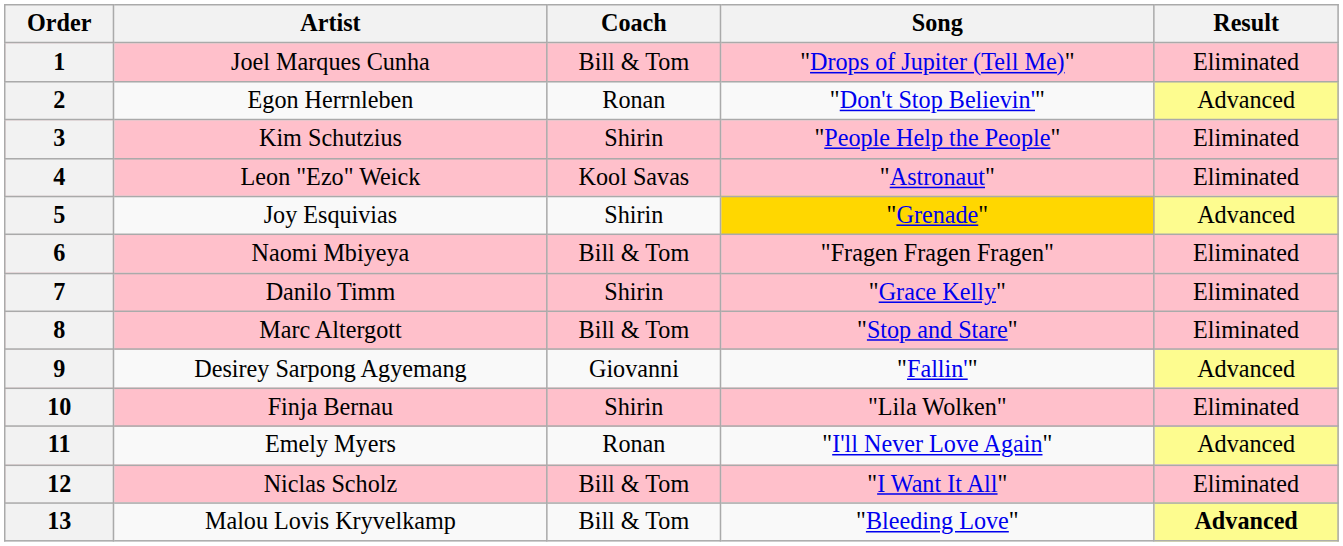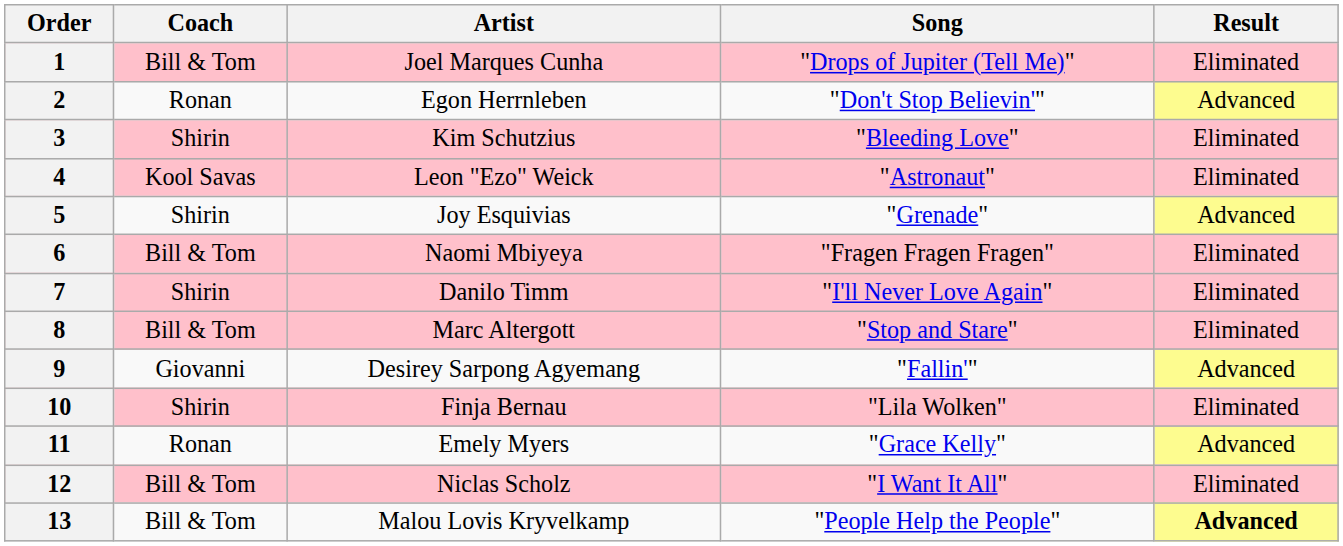columns swapped: (634, 23) <-> (330, 23)
(937, 138) "People Help the People" -> (937, 138) "Bleeding Love"
(937, 215) gold background -> (937, 215) no background
(937, 291) "Grace Kelly" -> (937, 291) "I'll Never Love Again"
(937, 445) "I'll Never Love Again" -> (937, 445) "Grace Kelly"
(937, 521) "Bleeding Love" -> (937, 521) "People Help the People"
